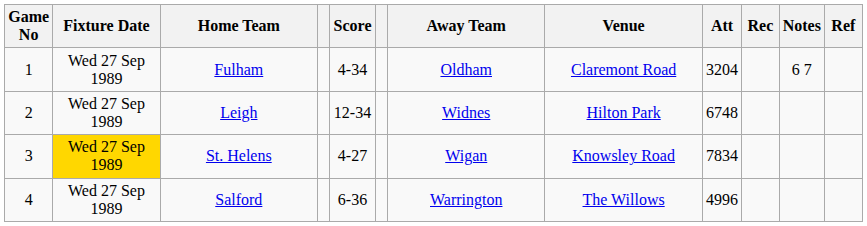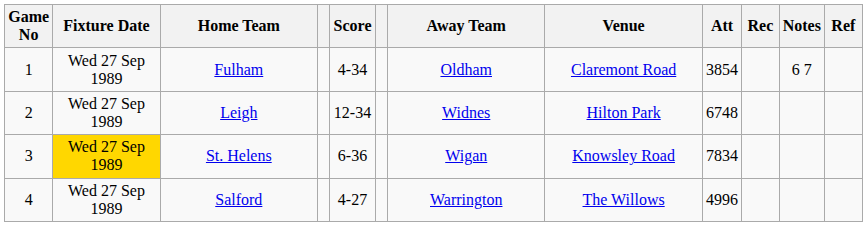(722, 69) 3204 -> (722, 69) 3854
(353, 156) 4-27 -> (353, 156) 6-36
(353, 199) 6-36 -> (353, 199) 4-27
